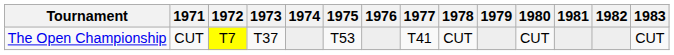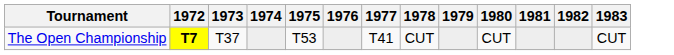- column: (189, 16)
(227, 39) normal -> (189, 39) bold
